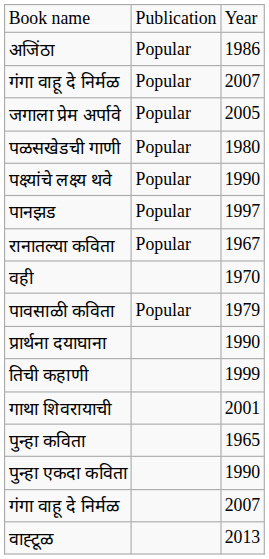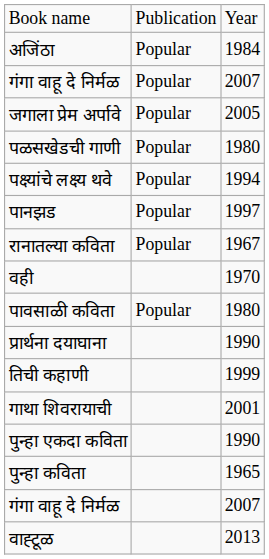(242, 48) 1986 -> (242, 48) 1984
(242, 179) 1990 -> (242, 179) 1994
(242, 309) 1979 -> (242, 309) 1980
rows swapped: (47, 441) <-> (68, 473)
